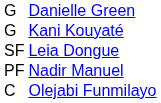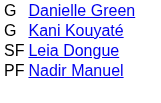- row: (10, 90)
